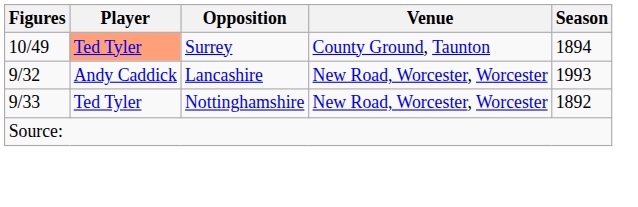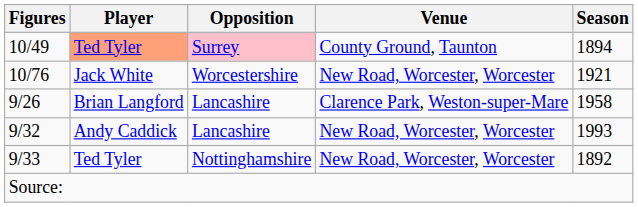(209, 46) no background -> (216, 46) pink background
+ row: (29, 74)
+ row: (24, 103)
